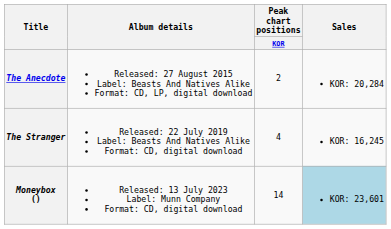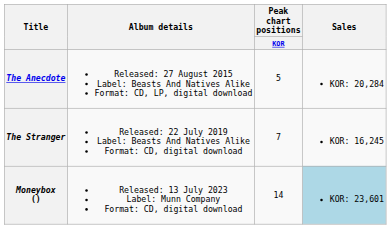(278, 79) 2 -> (278, 79) 5
(278, 137) 4 -> (278, 137) 7
